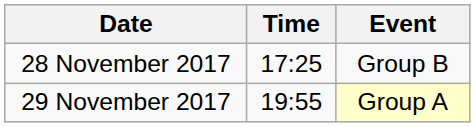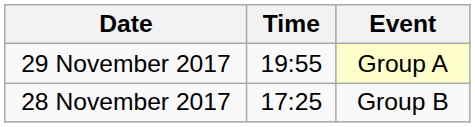rows swapped: (126, 63) <-> (126, 102)
